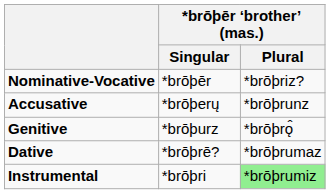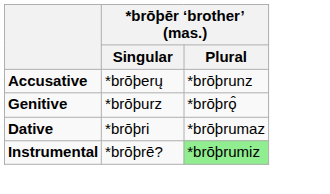- row: (81, 81)
(191, 152) *brōþrē? -> (127, 128) *brōþri
(184, 176) *brōþri -> (134, 152) *brōþrē?
